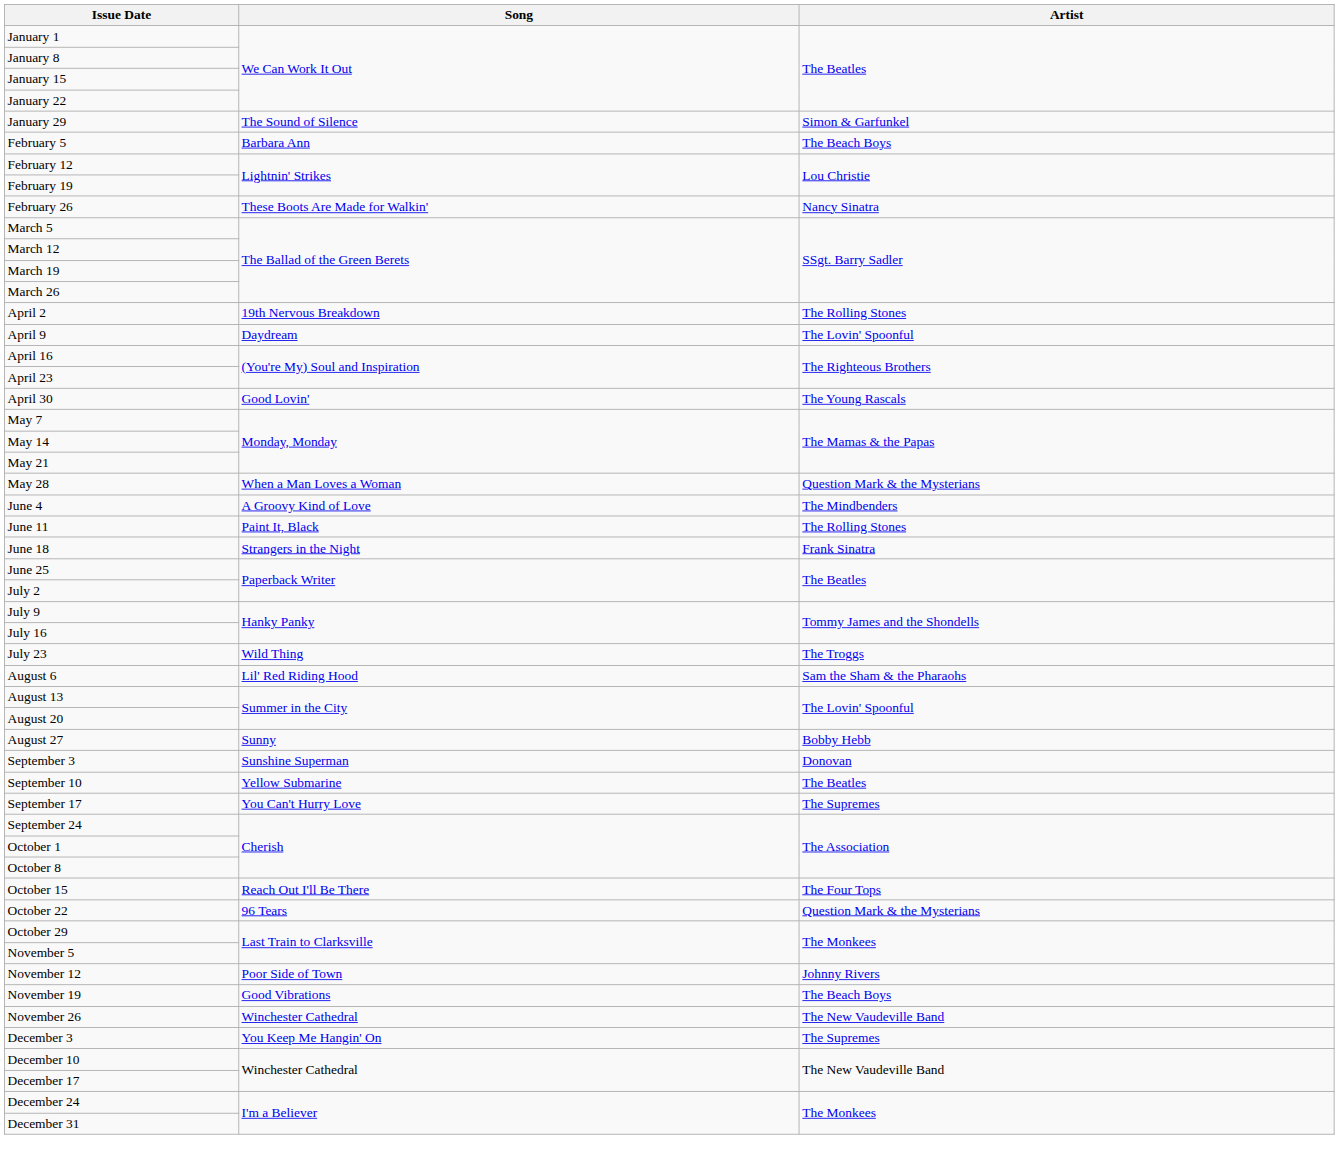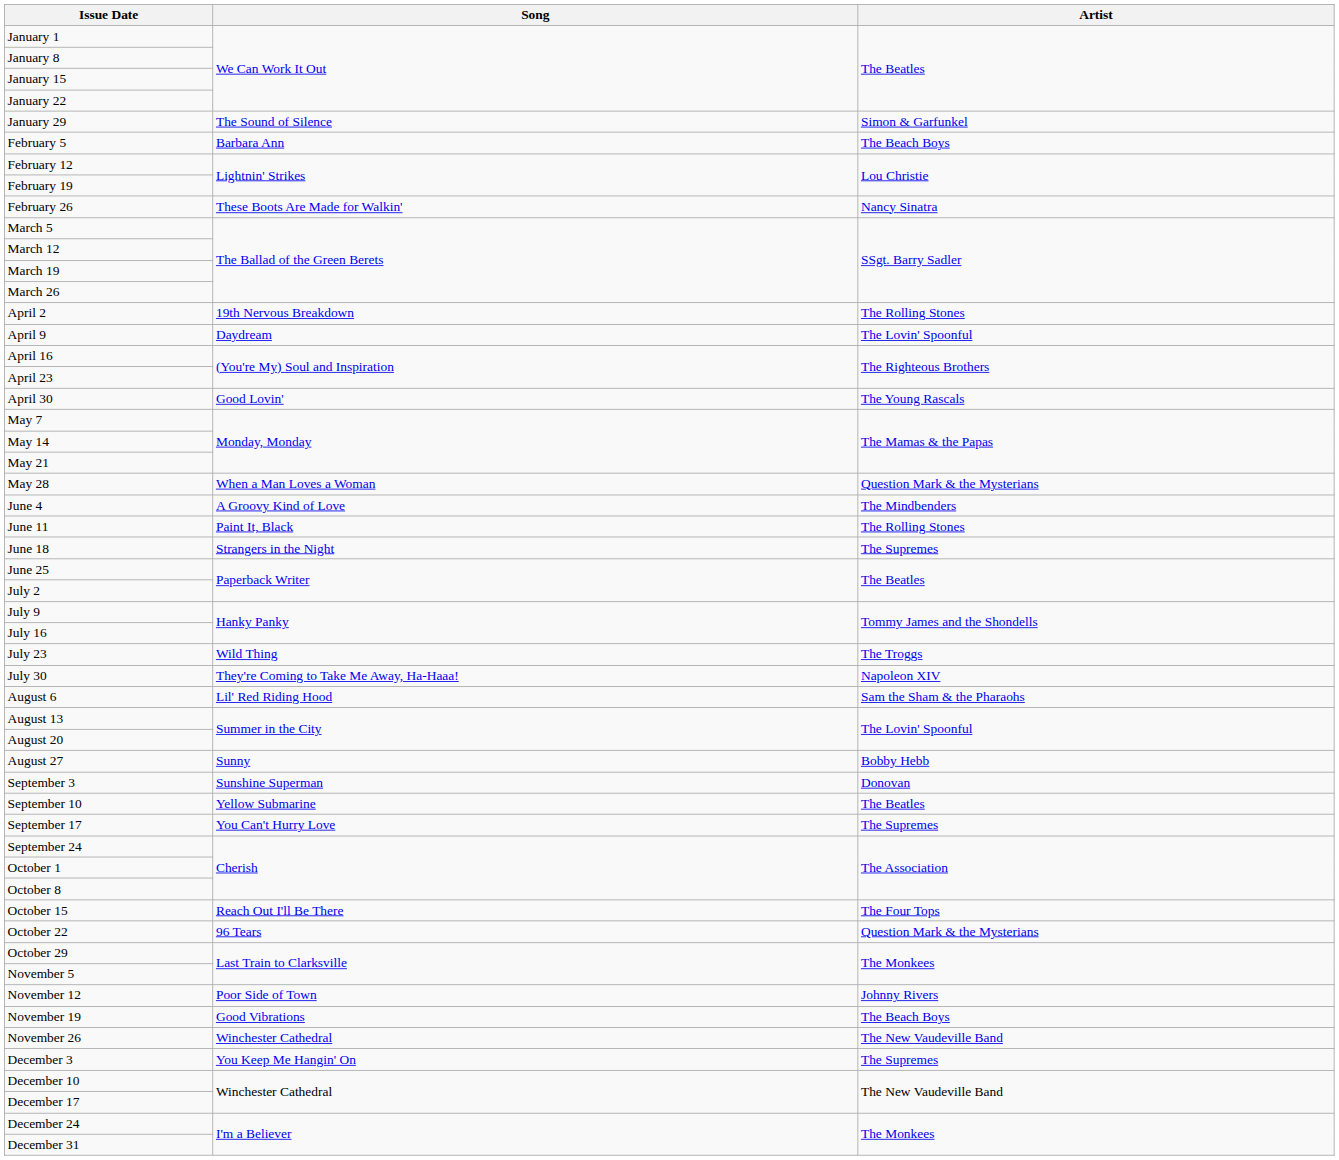(839, 548) Frank Sinatra -> (900, 548) The Supremes
+ row: (27, 675)
